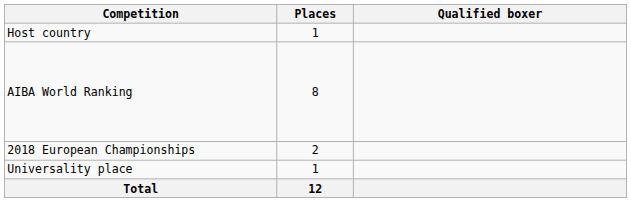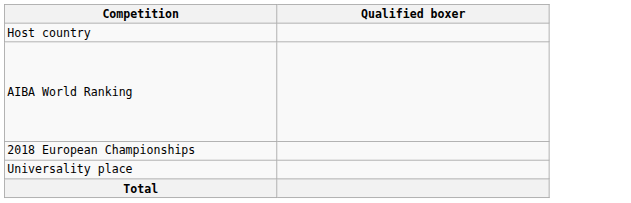- column: (315, 14)
